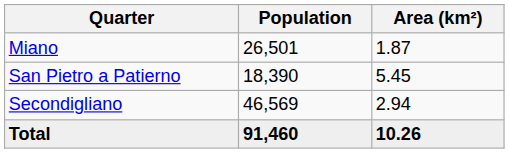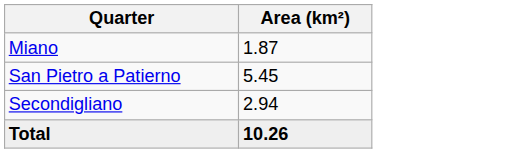- column: (305, 18)
